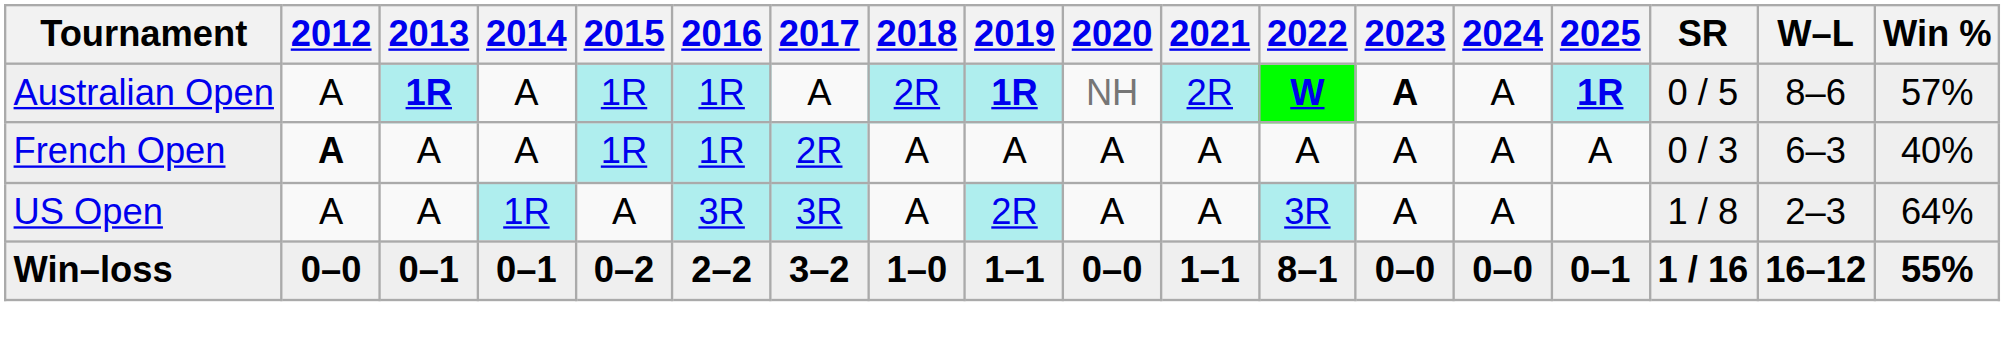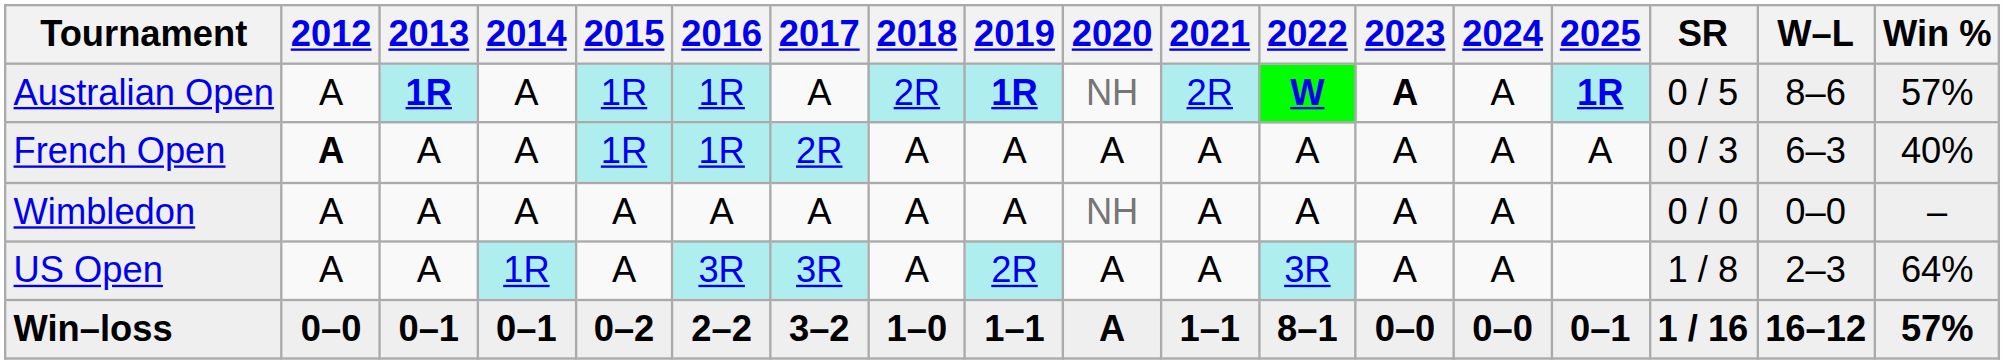+ row: (104, 210)
(1112, 269) 0–0 -> (1112, 328) A
(1937, 269) 55% -> (1937, 328) 57%
